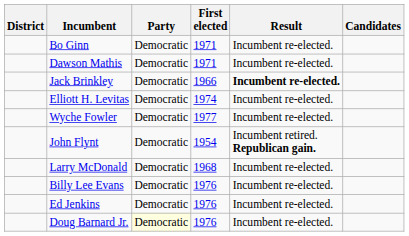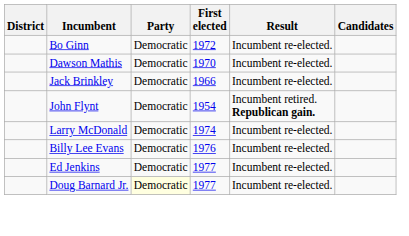(205, 44) 1971 -> (204, 44) 1972
(205, 63) 1971 -> (204, 63) 1970
(286, 81) bold -> (282, 81) normal
- row: (89, 99)
- row: (83, 117)
(205, 167) 1968 -> (204, 130) 1974
(205, 203) 1976 -> (204, 167) 1977
(205, 222) 1976 -> (204, 185) 1977
